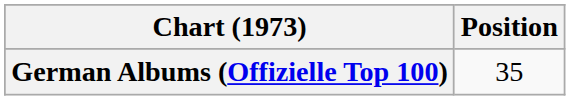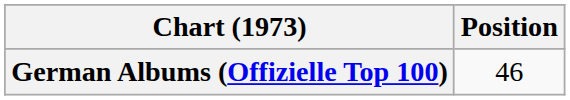(509, 71) 35 -> (509, 71) 46
